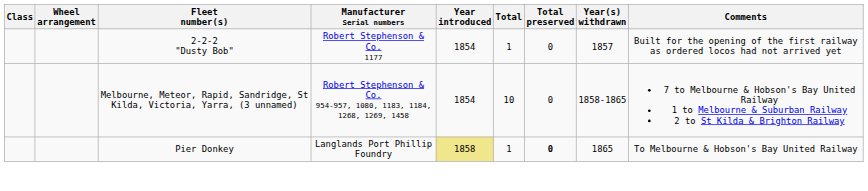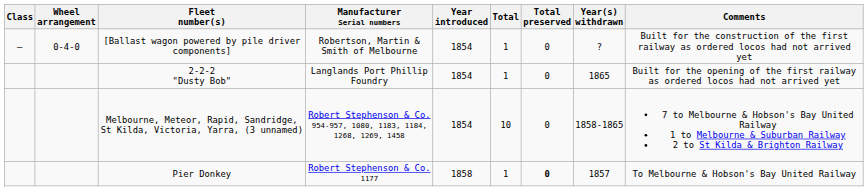+ row: (202, 46)
(373, 46) Robert Stephenson & Co. 1177 -> (369, 76) Langlands Port Phillip Foundry
(602, 46) 1857 -> (599, 76) 1865
(373, 149) Langlands Port Phillip Foundry -> (369, 174) Robert Stephenson & Co. 1177
(465, 149) khaki background -> (462, 174) no background
(602, 149) 1865 -> (599, 174) 1857
